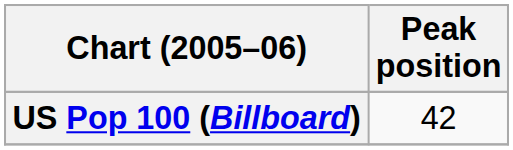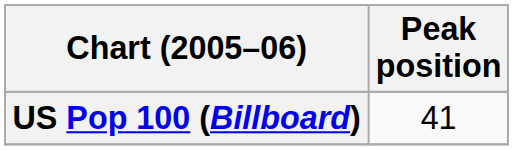(439, 117) 42 -> (439, 117) 41
